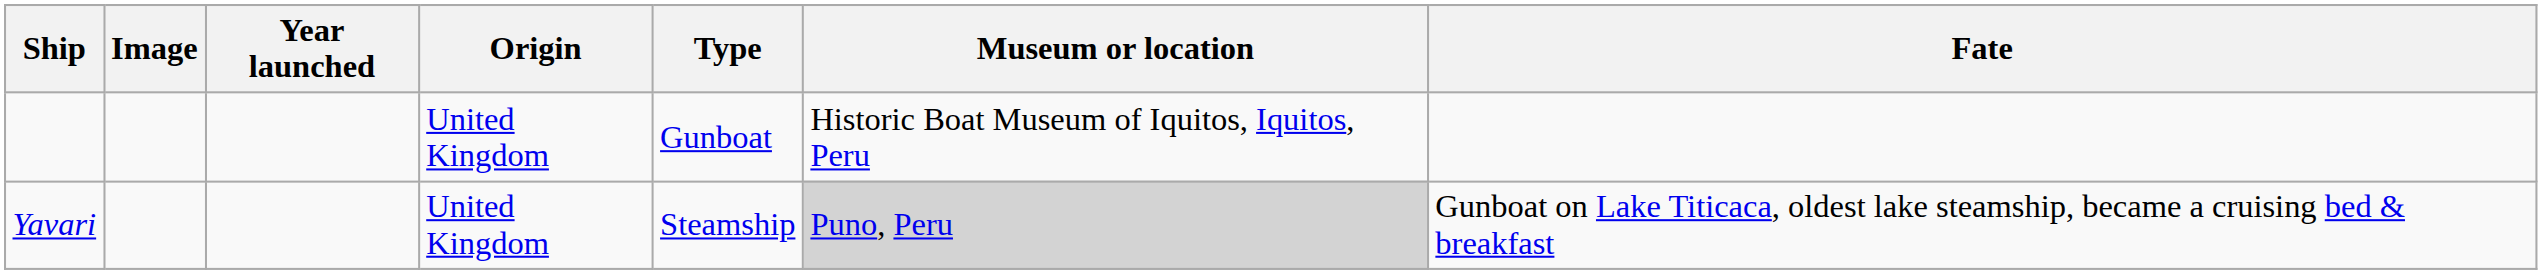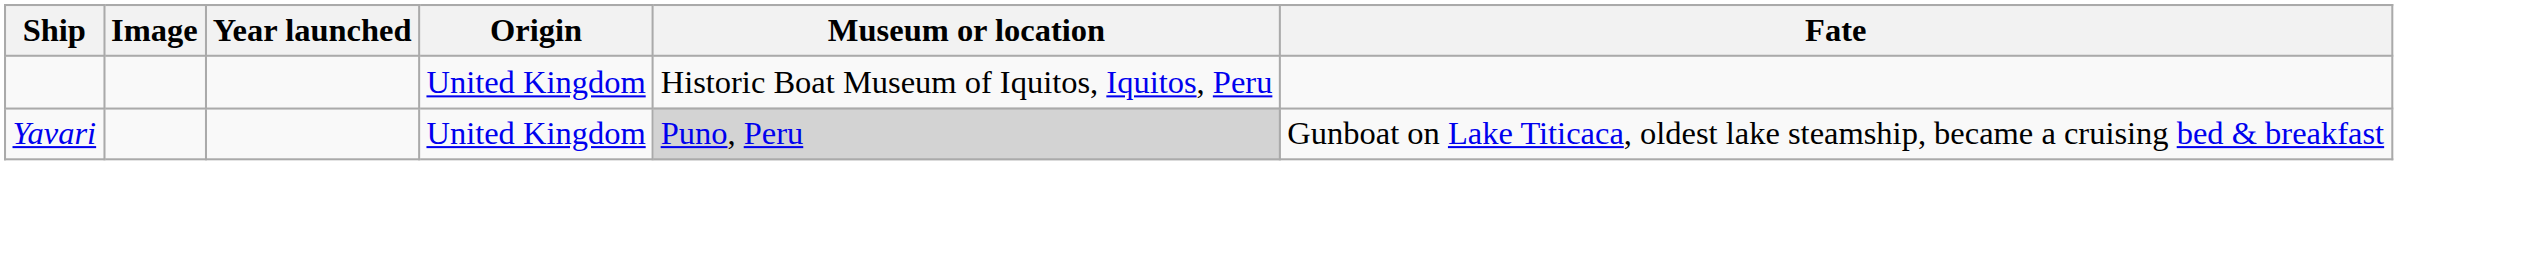- column: (728, 48)
